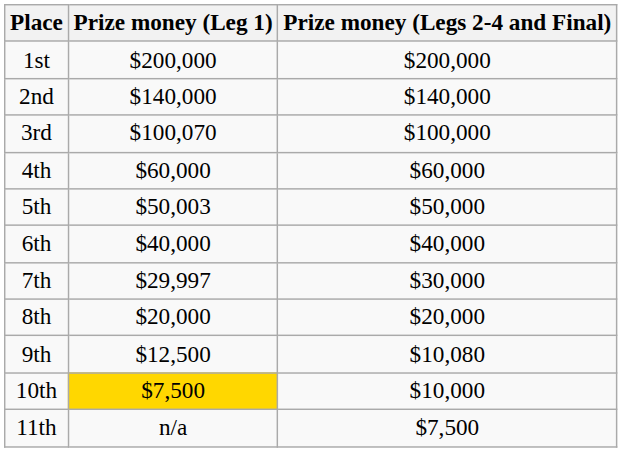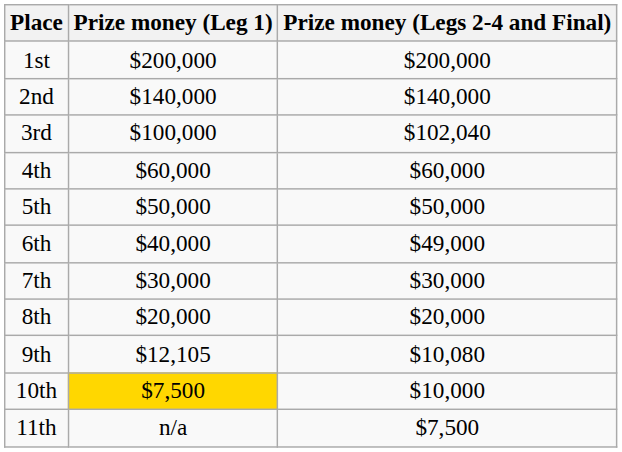(173, 133) $100,070 -> (173, 133) $100,000
(447, 133) $100,000 -> (447, 133) $102,040
(173, 206) $50,003 -> (173, 206) $50,000
(447, 243) $40,000 -> (447, 243) $49,000
(173, 280) $29,997 -> (173, 280) $30,000
(173, 354) $12,500 -> (173, 354) $12,105
